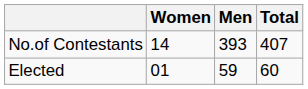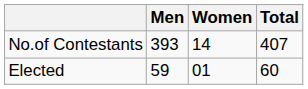columns swapped: (236, 17) <-> (181, 17)
